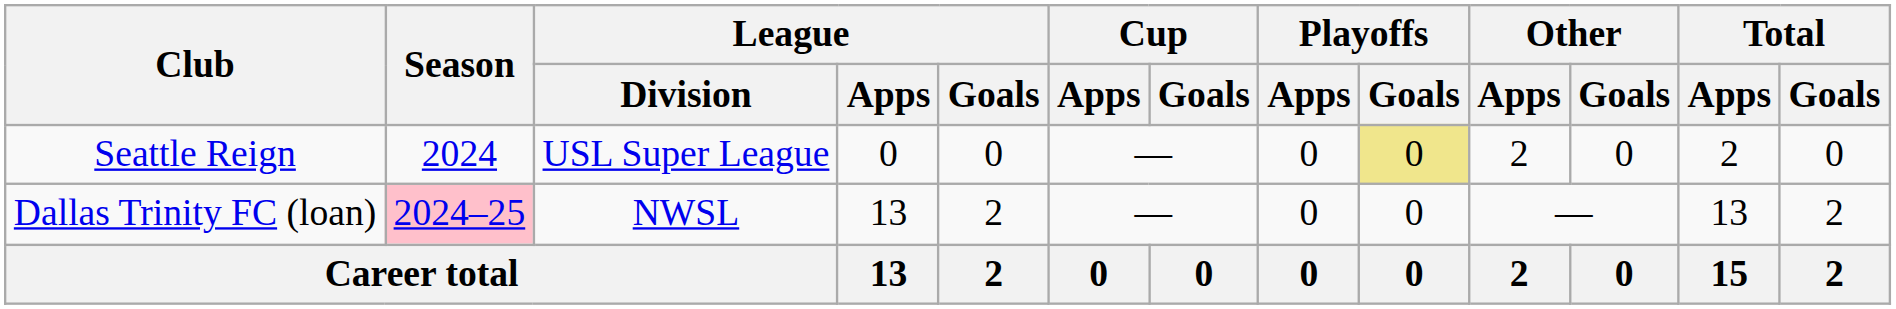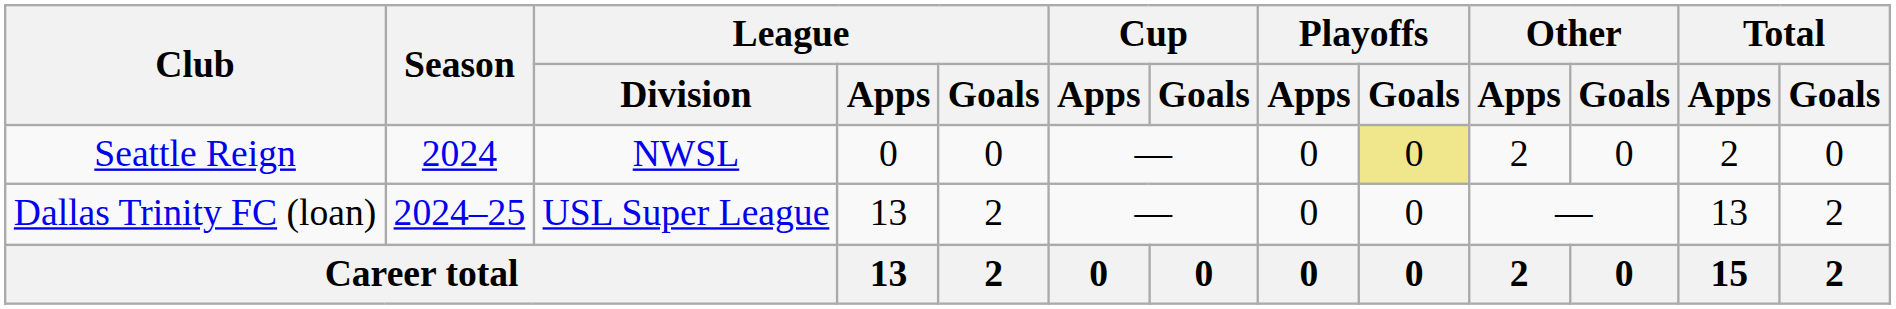(686, 153) USL Super League -> (686, 153) NWSL
(459, 213) pink background -> (459, 213) no background
(686, 213) NWSL -> (686, 213) USL Super League
